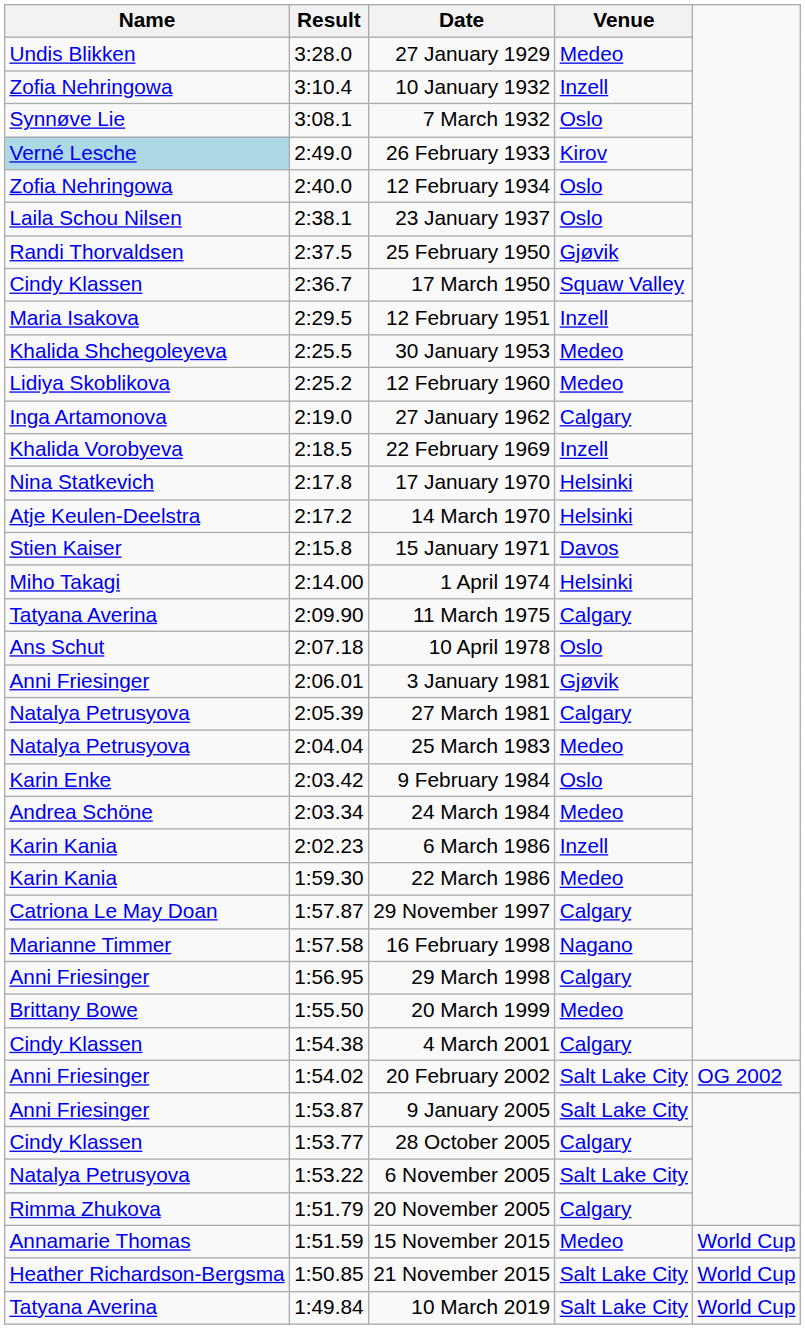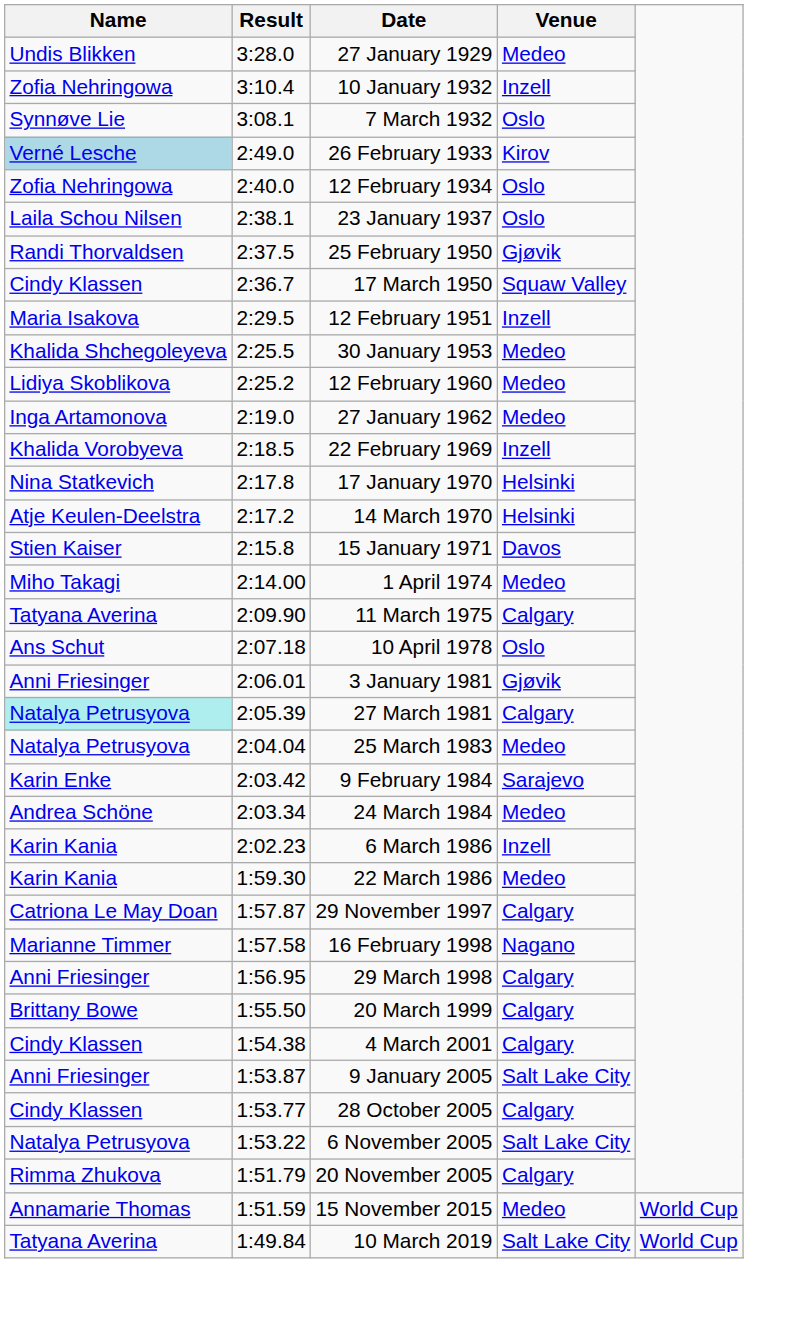(596, 416) Calgary -> (534, 416) Medeo
(596, 581) Helsinki -> (534, 581) Medeo
(100, 713) no background -> (100, 713) paleturquoise background
(581, 779) Oslo -> (543, 779) Sarajevo
(591, 1010) Medeo -> (538, 1010) Calgary
- row: (468, 1076)
- row: (462, 1274)
